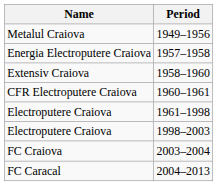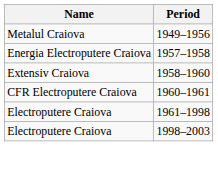- row: (183, 151)
- row: (183, 170)
